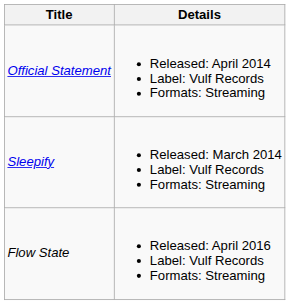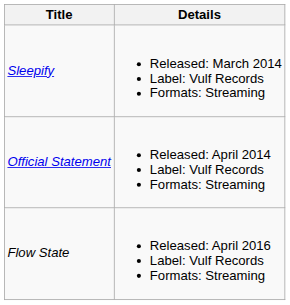rows swapped: (31, 162) <-> (59, 70)
